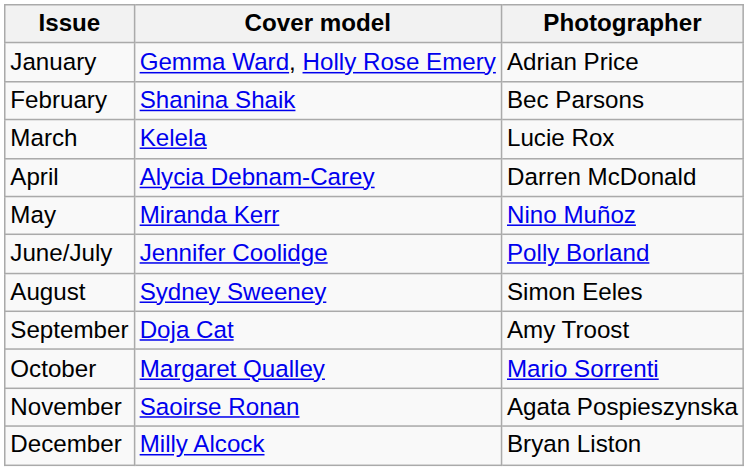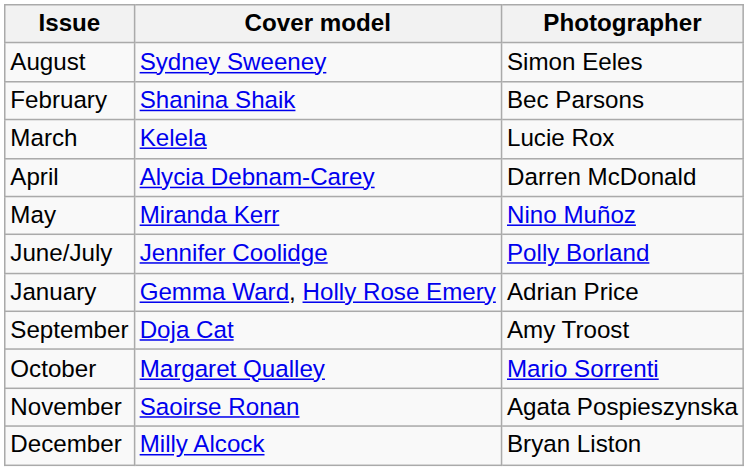rows swapped: (53, 61) <-> (48, 291)
